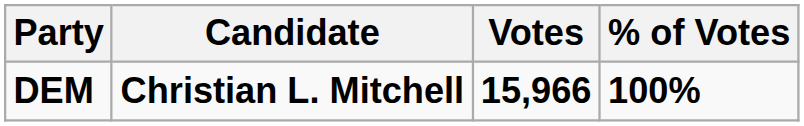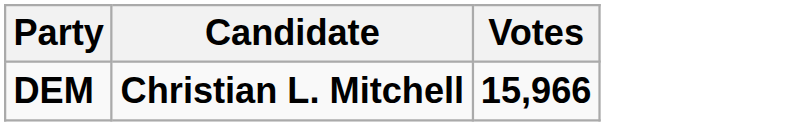- column: (699, 33)
